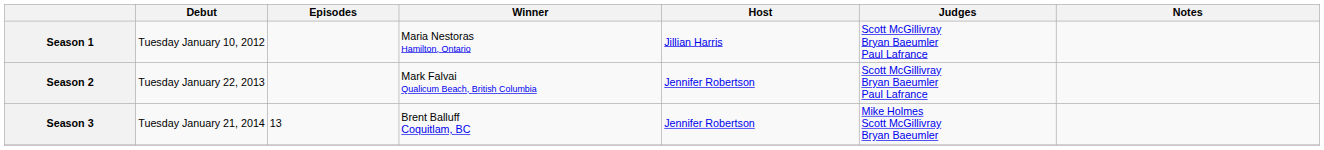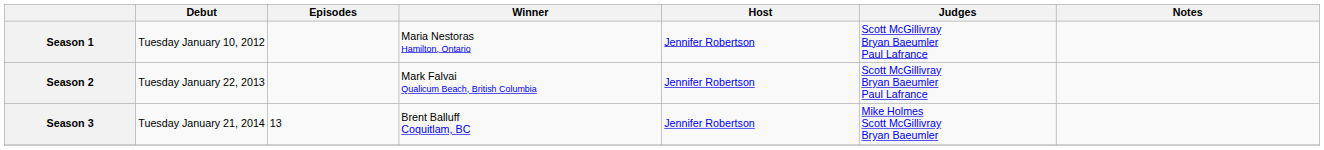(693, 42) Jillian Harris -> (710, 42) Jennifer Robertson
